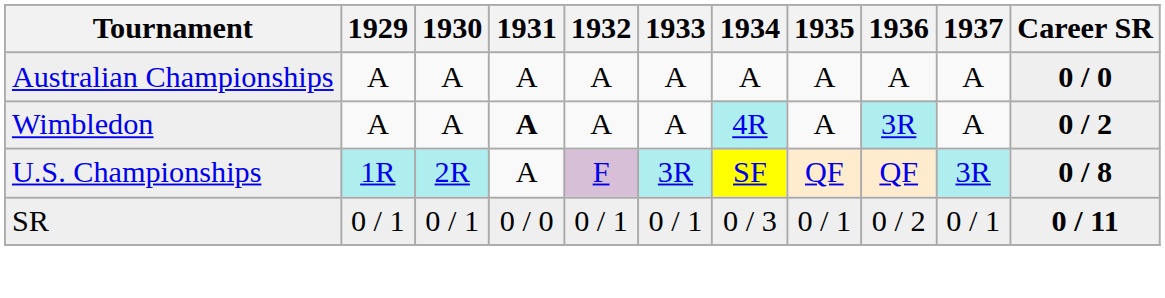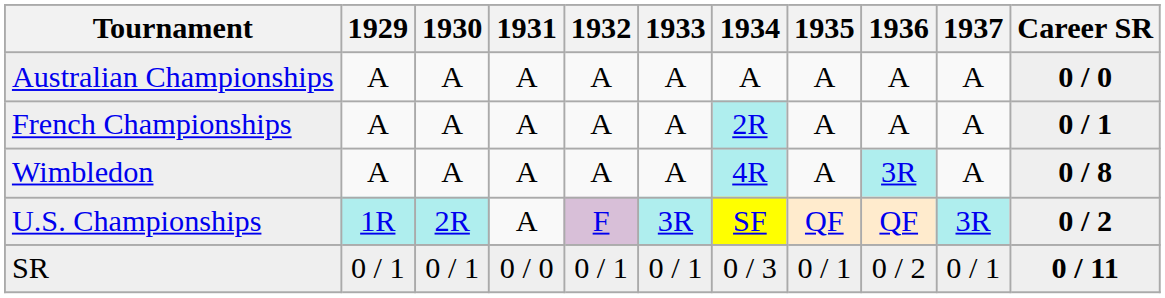+ row: (152, 124)
(527, 124) bold -> (527, 172) normal
(1085, 124) 0 / 2 -> (1085, 172) 0 / 8
(1085, 172) 0 / 8 -> (1085, 220) 0 / 2
